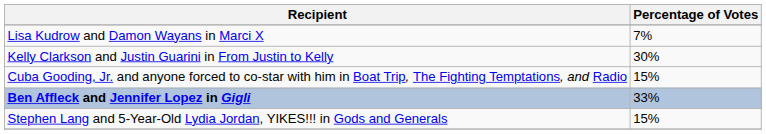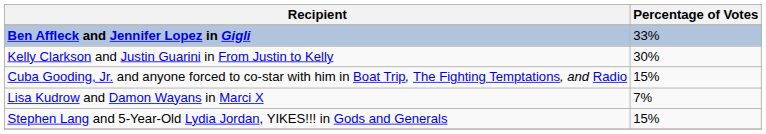rows swapped: (129, 98) <-> (136, 35)
